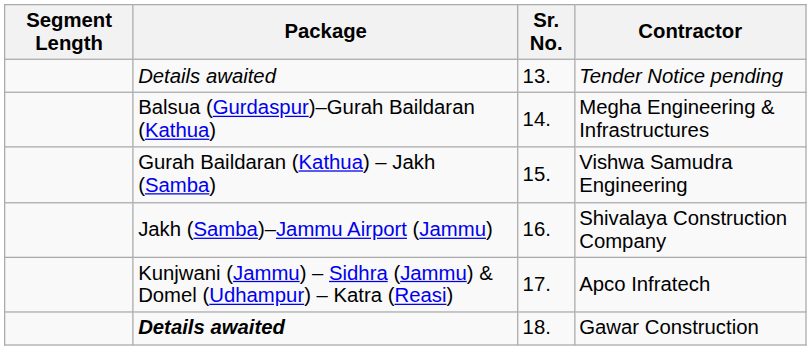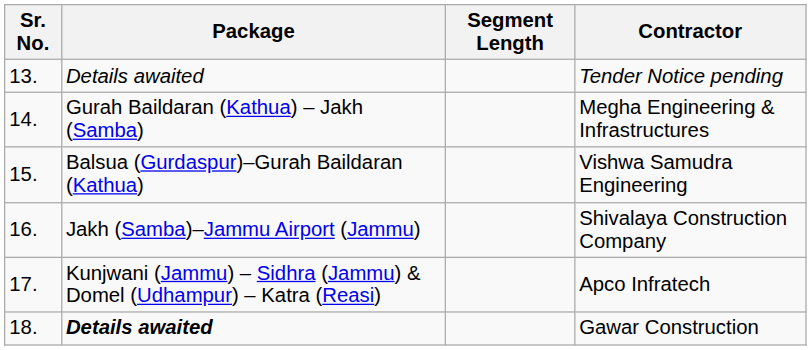columns swapped: (546, 32) <-> (69, 32)
(306, 119) Balsua (Gurdaspur)–Gurah Baildaran (Kathua) -> (214, 119) Gurah Baildaran (Kathua) – Jakh (Samba)
(287, 174) Gurah Baildaran (Kathua) – Jakh (Samba) -> (234, 174) Balsua (Gurdaspur)–Gurah Baildaran (Kathua)
